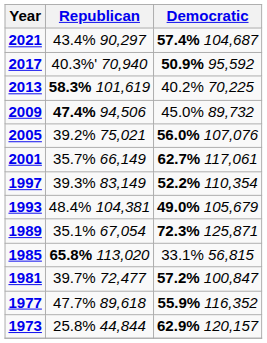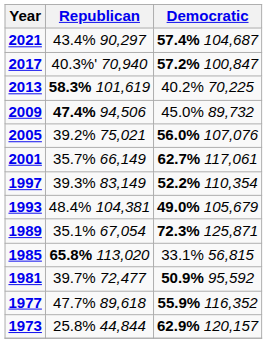(208, 64) 50.9% 95,592 -> (208, 64) 57.2% 100,847
(208, 278) 57.2% 100,847 -> (208, 278) 50.9% 95,592
